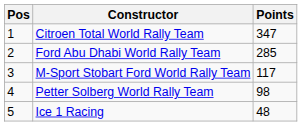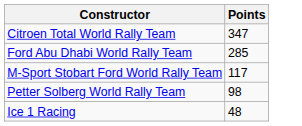- column: (19, 14)
